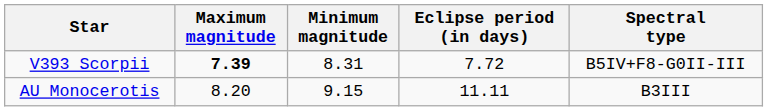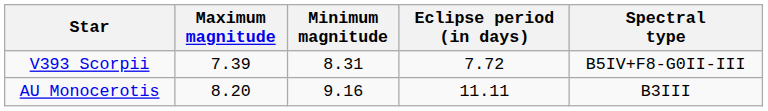(231, 65) bold -> (231, 65) normal
(343, 92) 9.15 -> (343, 92) 9.16
